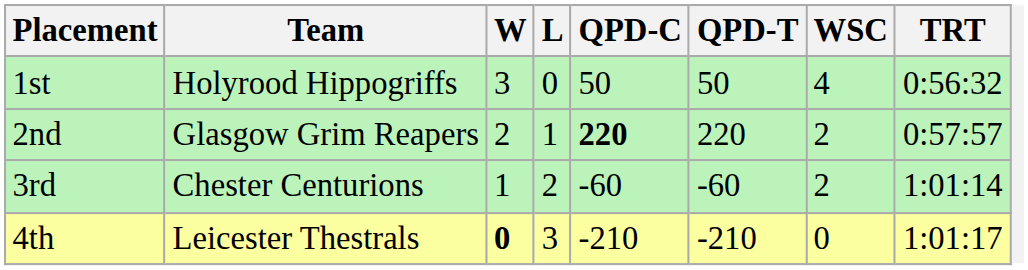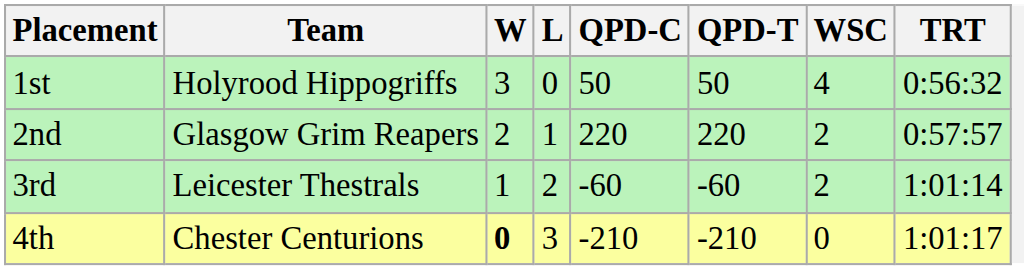(603, 133) bold -> (603, 133) normal
(298, 185) Chester Centurions -> (296, 185) Leicester Thestrals
(296, 237) Leicester Thestrals -> (298, 237) Chester Centurions
